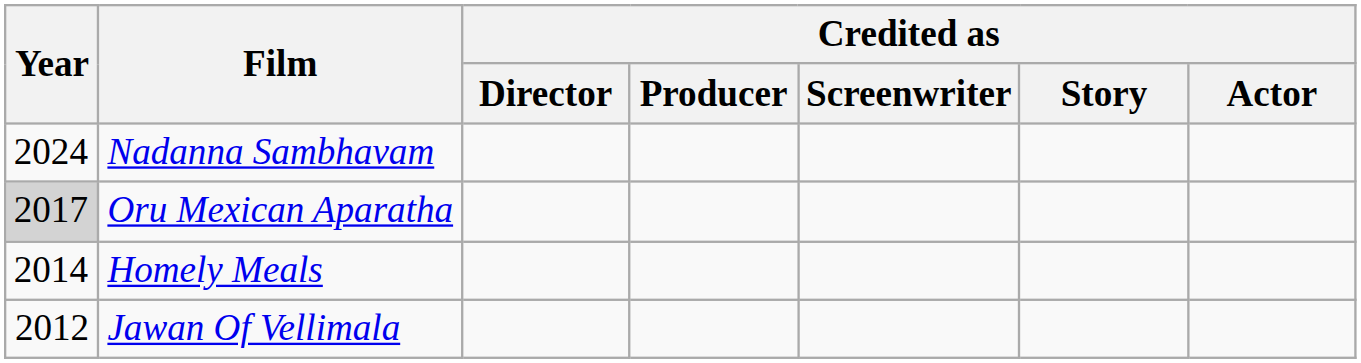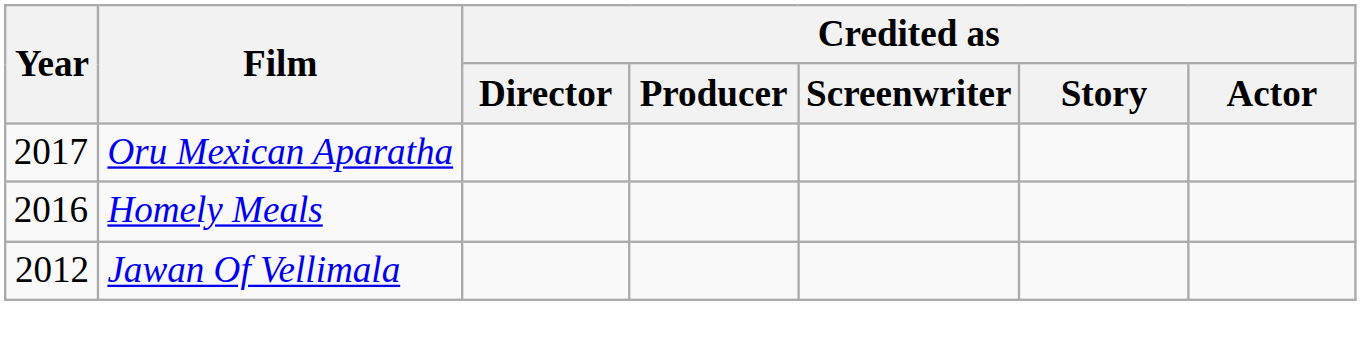- row: (271, 151)
(51, 210) lightgrey background -> (51, 151) no background
(51, 269) 2014 -> (51, 210) 2016
